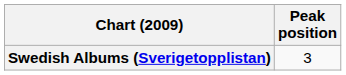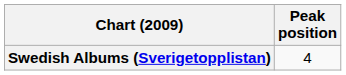(307, 57) 3 -> (307, 57) 4
